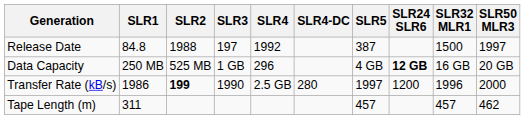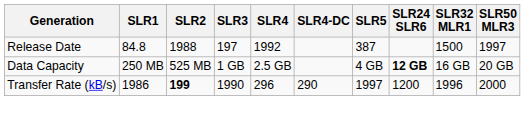(264, 66) 296 -> (273, 66) 2.5 GB
(273, 85) 2.5 GB -> (264, 85) 296
(307, 85) 280 -> (307, 85) 290
- row: (52, 104)
